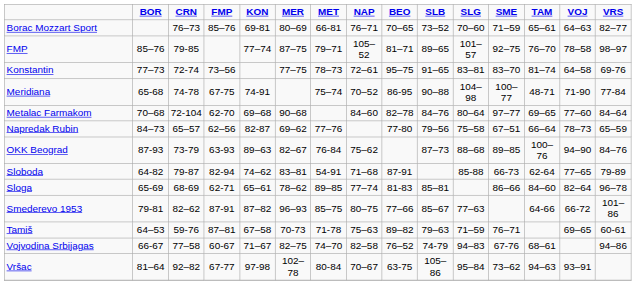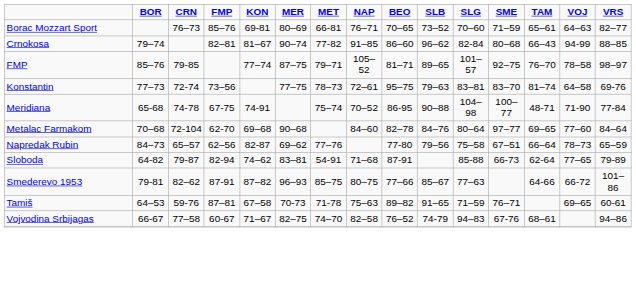+ row: (28, 43)
(435, 70) 91–65 -> (435, 86) 79–63
- row: (37, 150)
- row: (19, 187)
(435, 230) 79–63 -> (435, 203) 91–65
- row: (19, 267)
